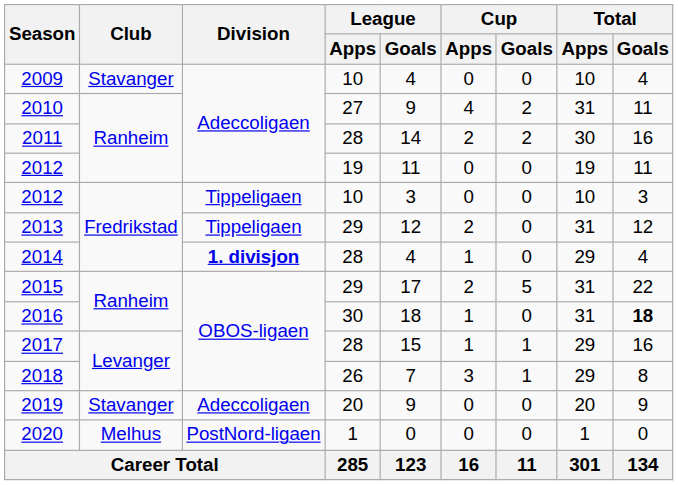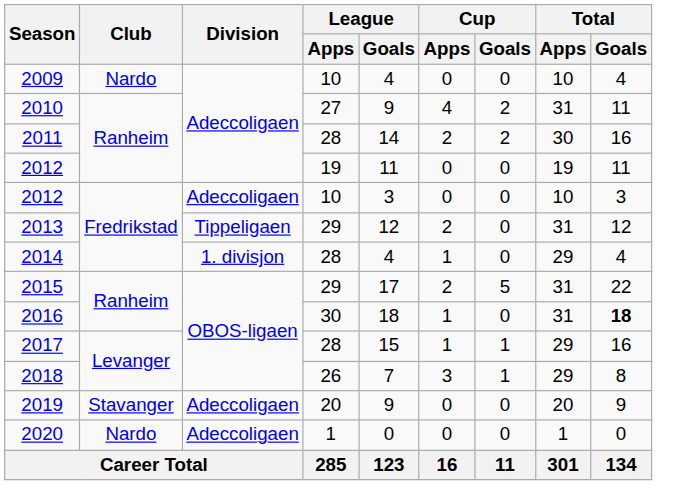(131, 78) Stavanger -> (131, 78) Nardo
(254, 197) Tippeligaen -> (243, 197) Adeccoligaen
(254, 256) bold -> (243, 256) normal
(131, 434) Melhus -> (131, 434) Nardo
(254, 434) PostNord-ligaen -> (243, 434) Adeccoligaen
